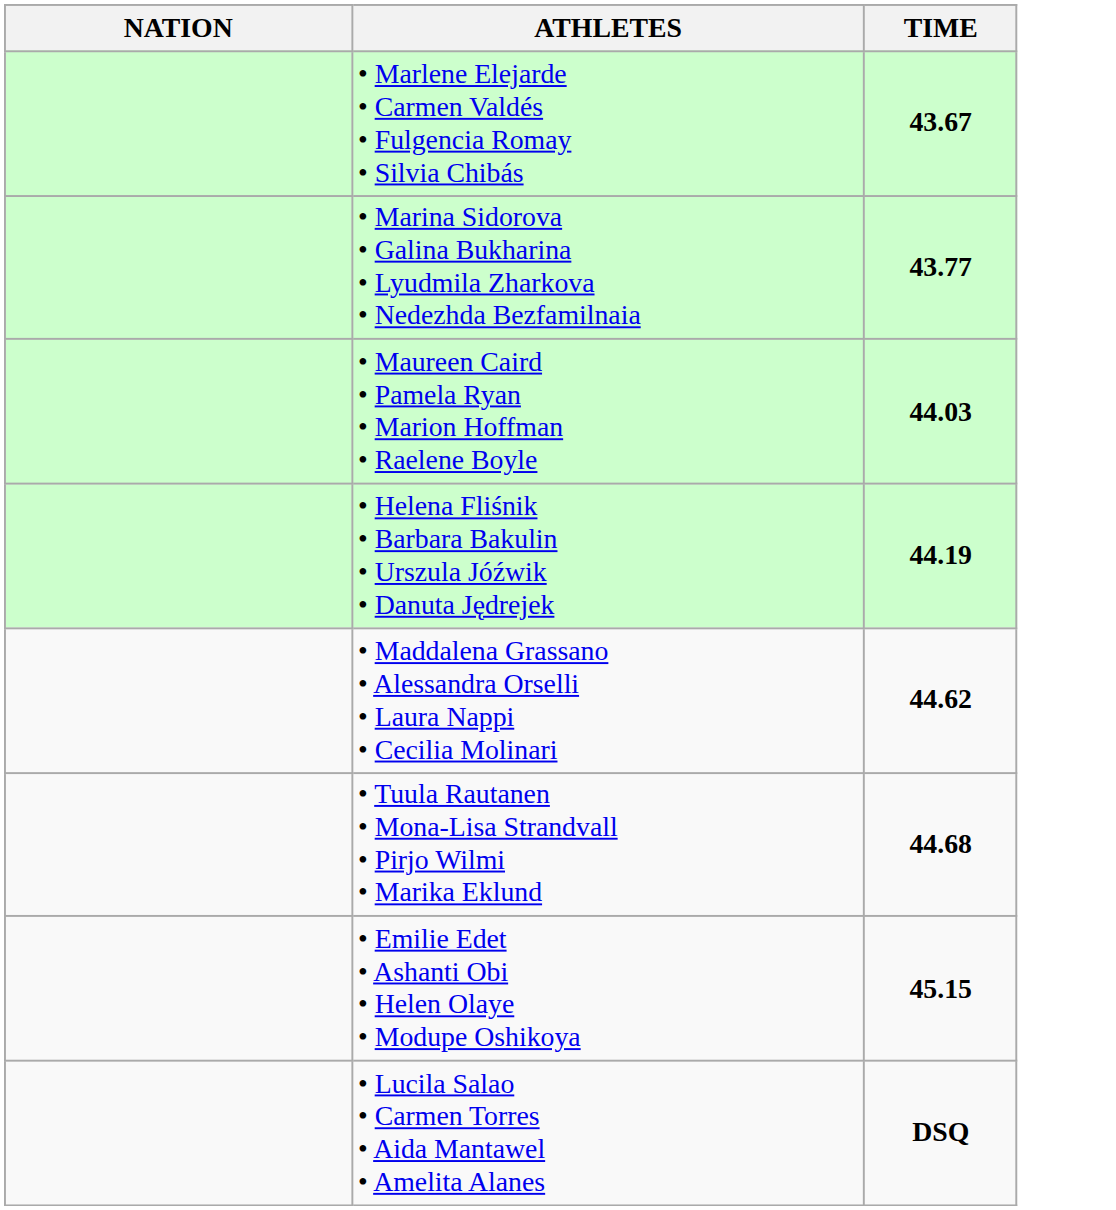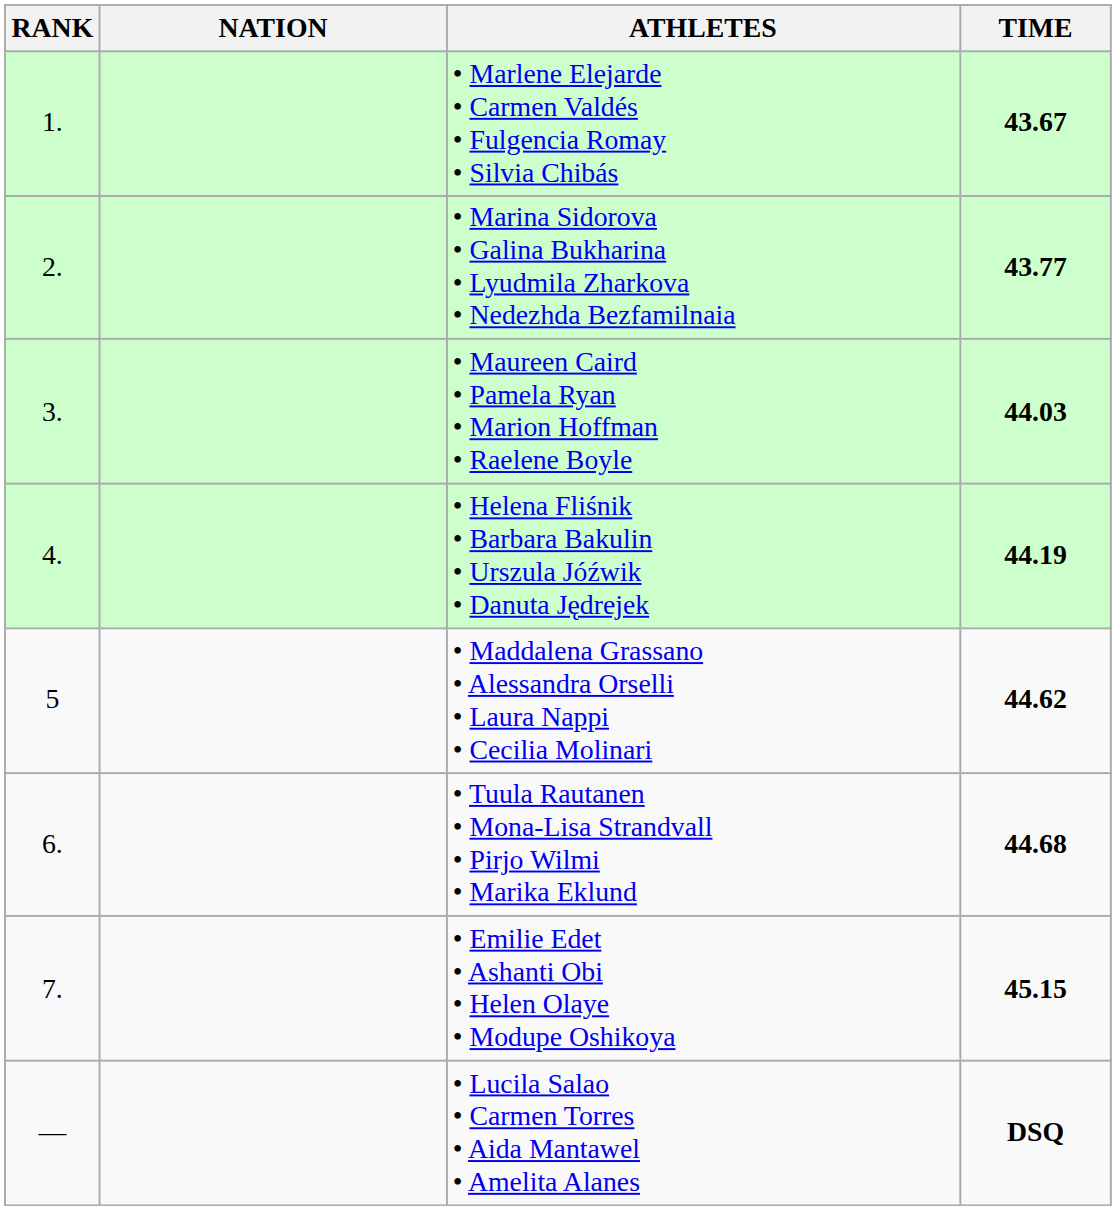+ column: (52, 27)
